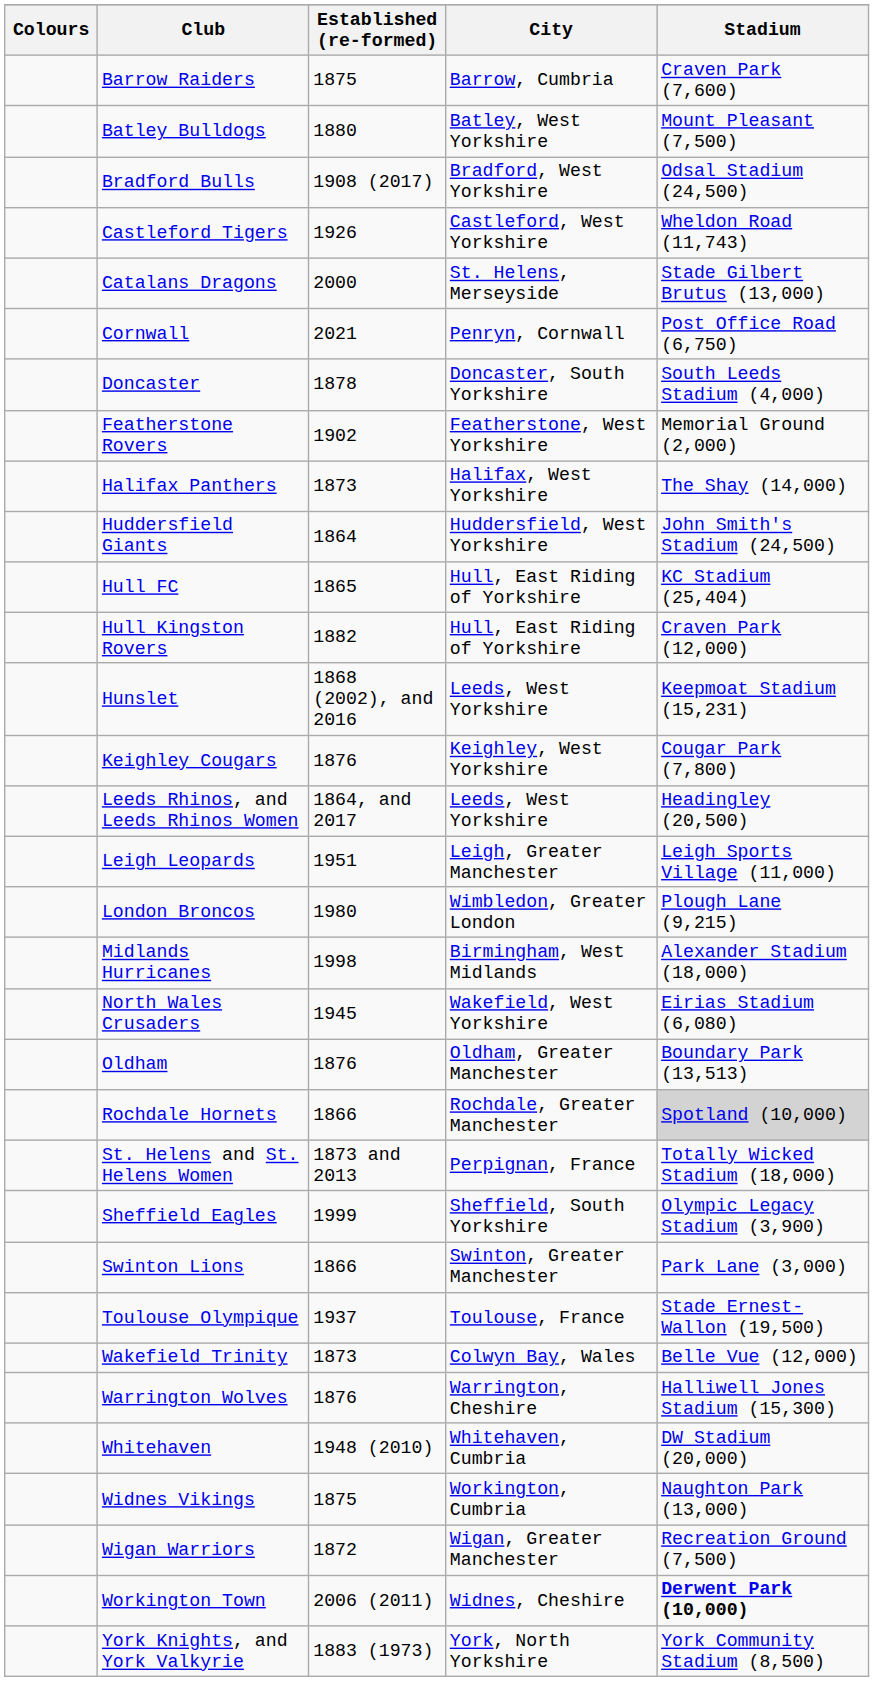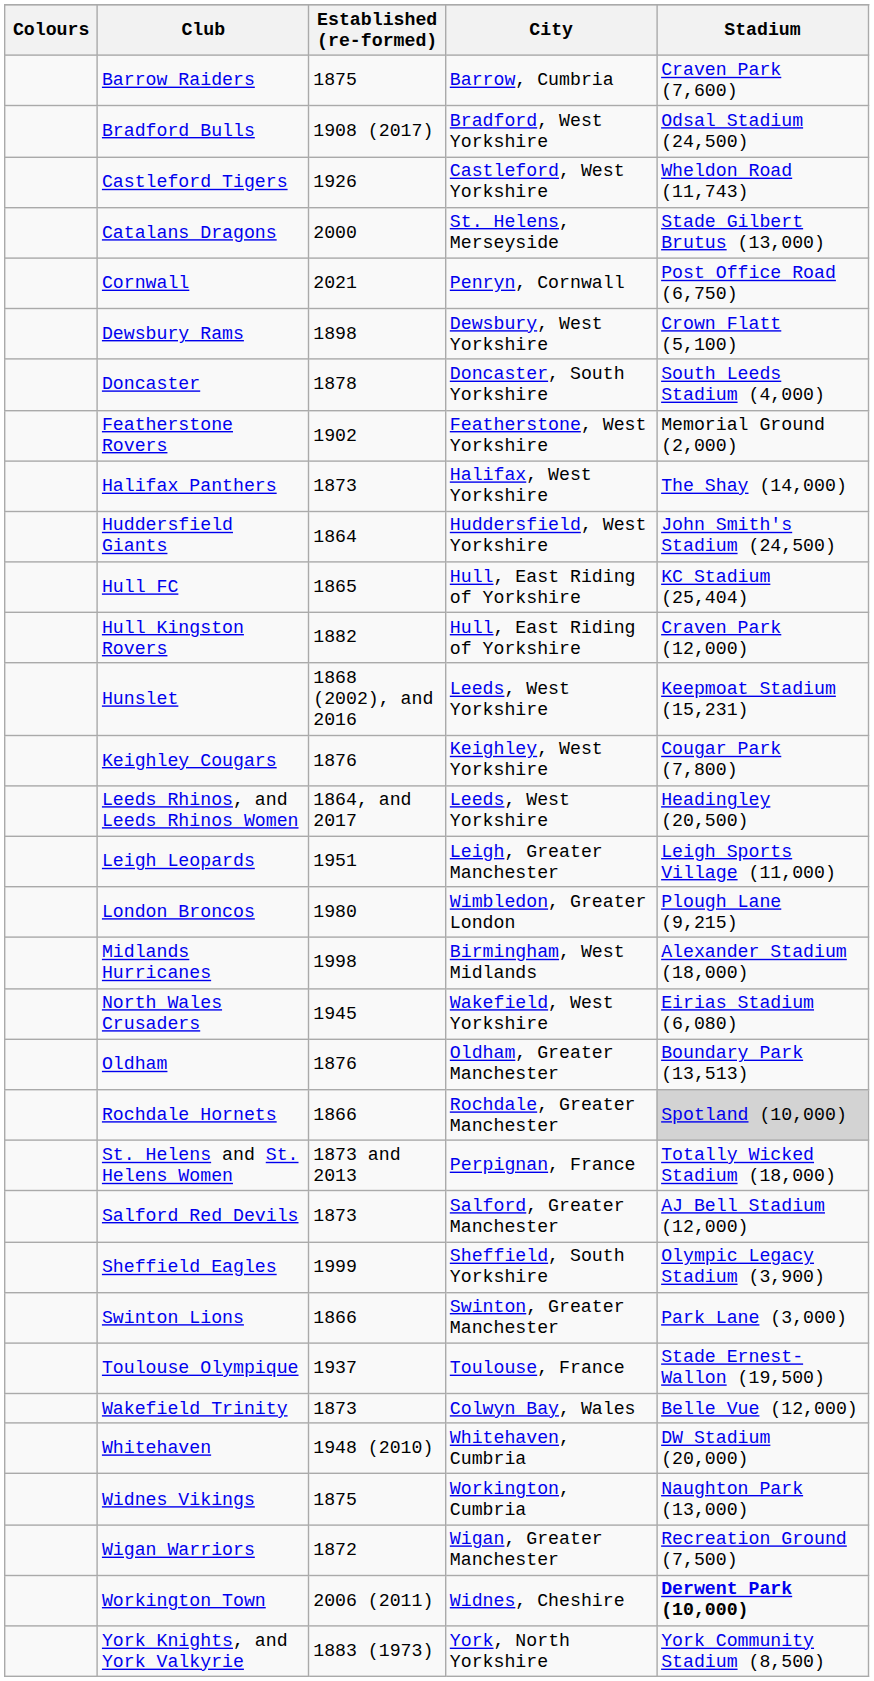- row: (184, 131)
+ row: (173, 334)
+ row: (200, 1216)
- row: (195, 1398)
